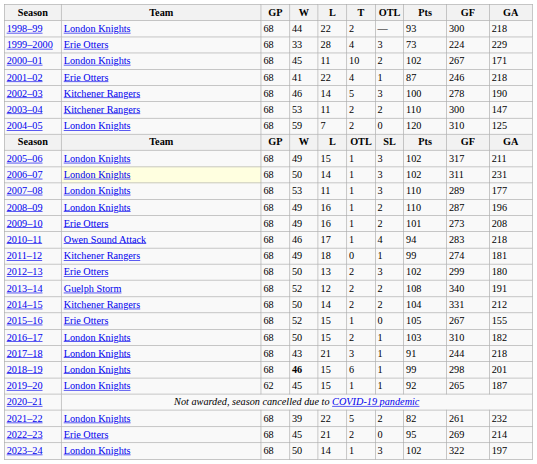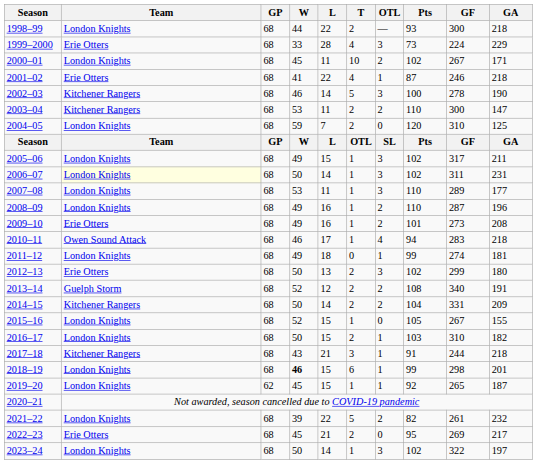(102, 256) Kitchener Rangers -> (97, 256) London Knights
(499, 304) 212 -> (499, 304) 209
(86, 321) Erie Otters -> (97, 321) London Knights
(97, 353) London Knights -> (102, 353) Kitchener Rangers
(499, 434) 214 -> (499, 434) 217
